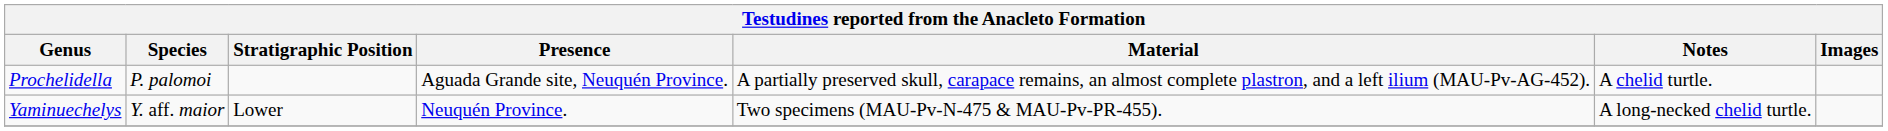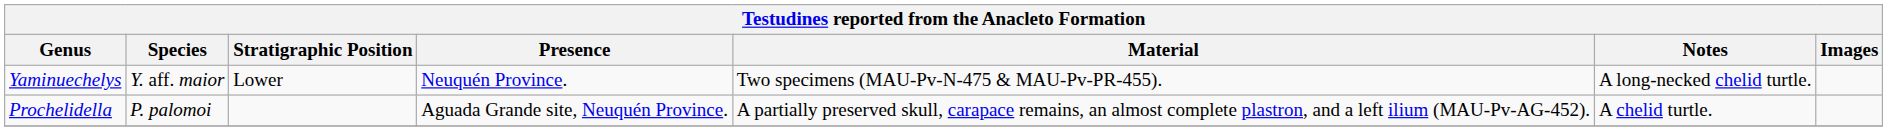rows swapped: (60, 79) <-> (65, 110)
